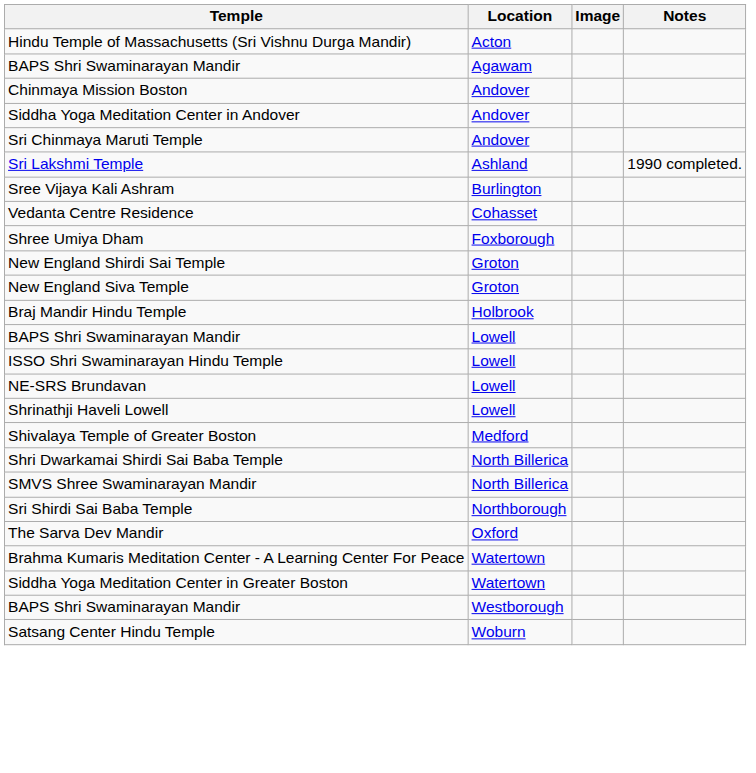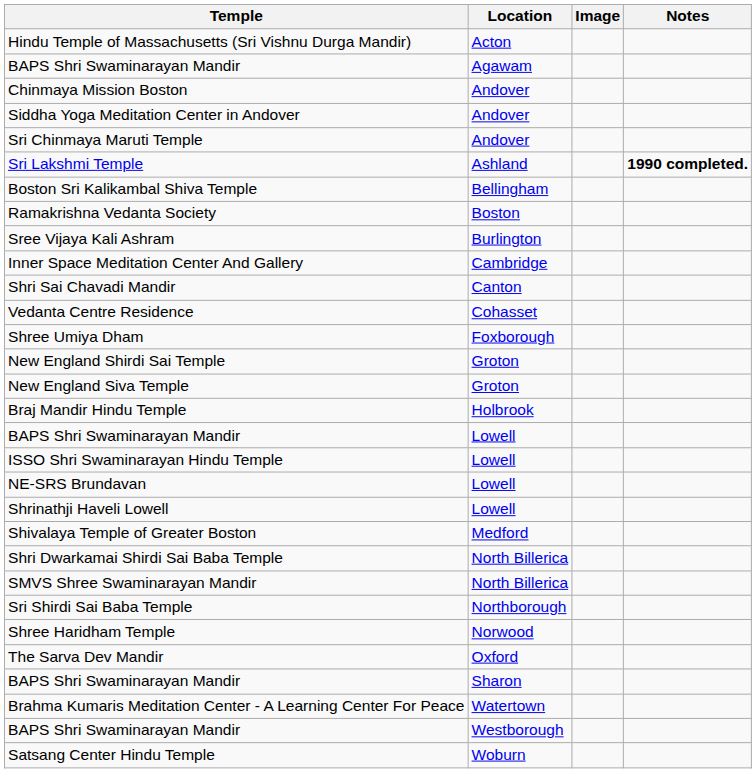(685, 164) normal -> (688, 164) bold
+ row: (133, 189)
+ row: (112, 213)
+ row: (156, 262)
+ row: (92, 287)
+ row: (92, 632)
+ row: (124, 681)
- row: (178, 582)
